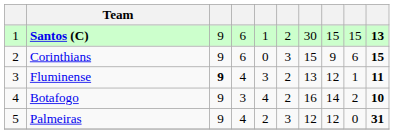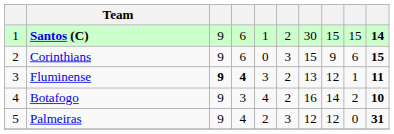(378, 35) 13 -> (378, 35) 14
(243, 77) normal -> (243, 77) bold
